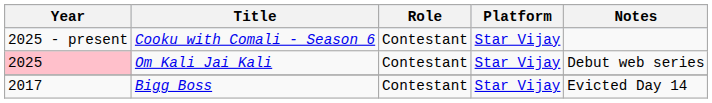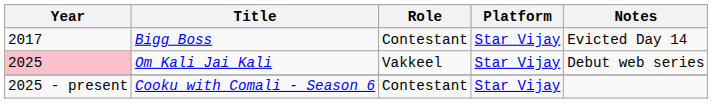rows swapped: (174, 86) <-> (255, 40)
(425, 63) Contestant -> (412, 63) Vakkeel
